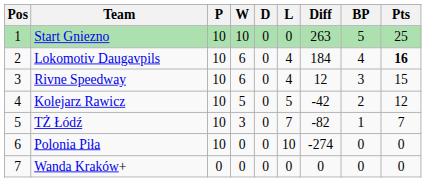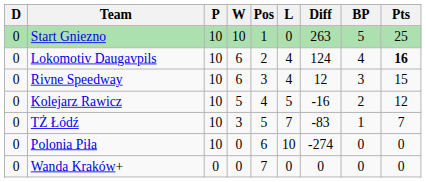columns swapped: (18, 15) <-> (266, 15)
(321, 58) 184 -> (321, 58) 124
(321, 101) -42 -> (321, 101) -16
(321, 123) -82 -> (321, 123) -83
